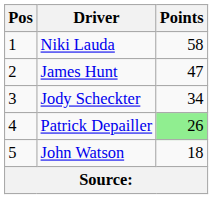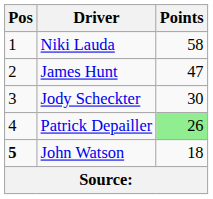(195, 99) 34 -> (195, 99) 30
(12, 153) normal -> (12, 153) bold
